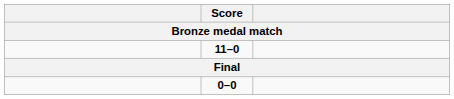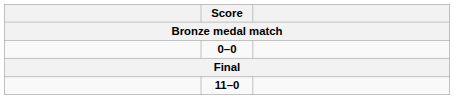rows swapped: (227, 49) <-> (227, 85)
